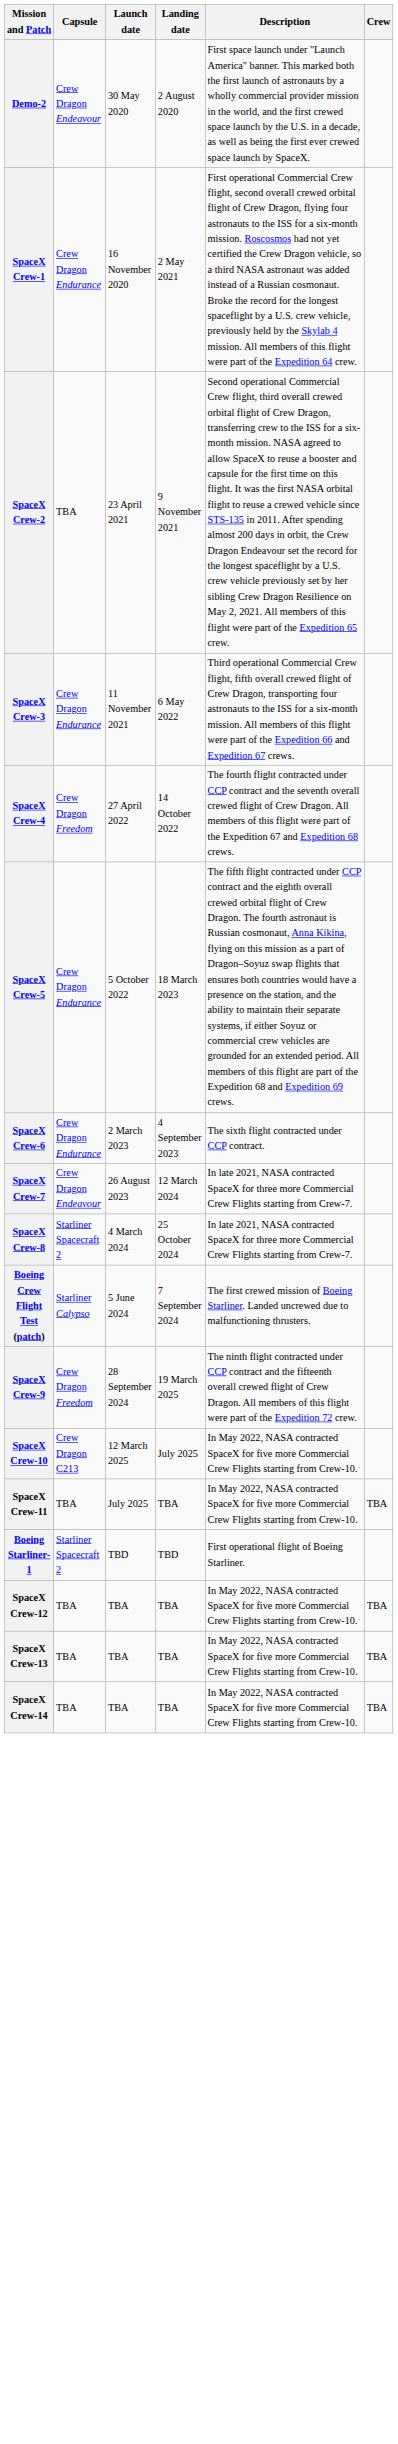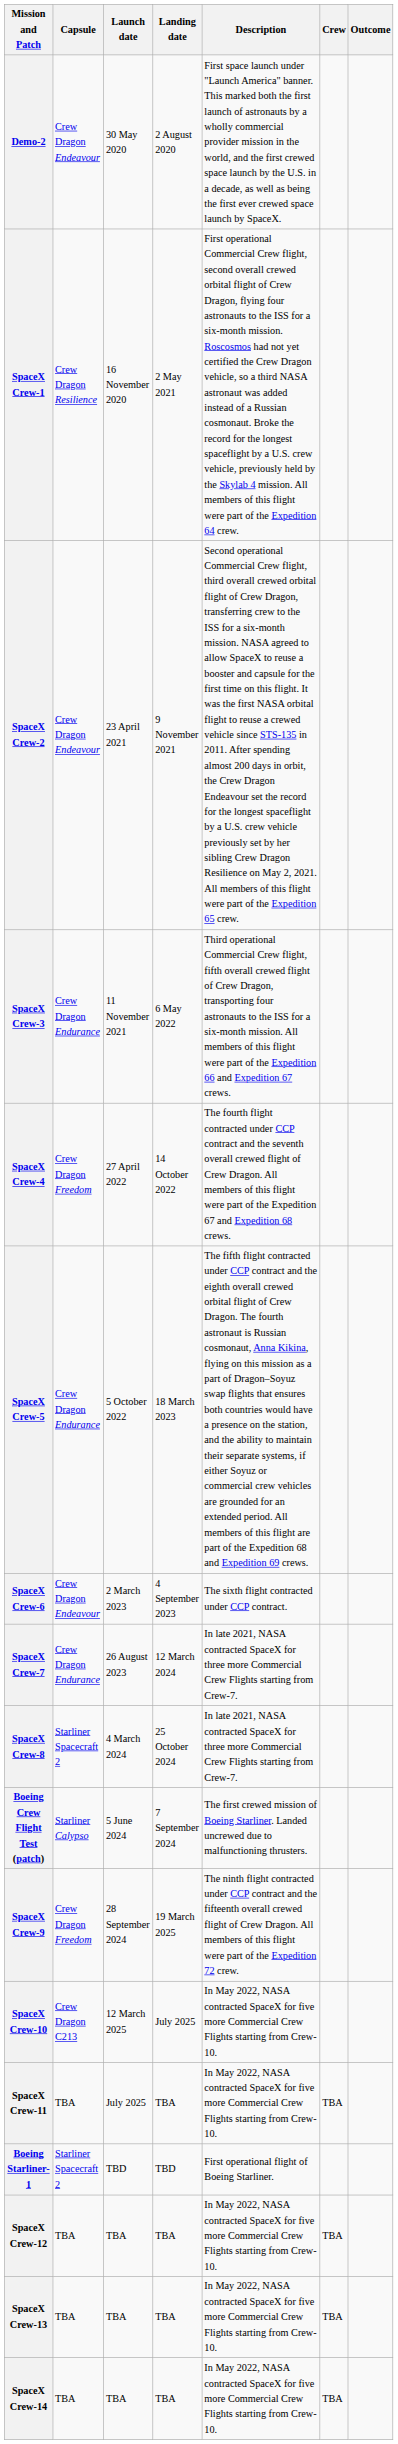+ column: (371, 29)
(79, 269) Crew Dragon Endurance -> (76, 384) Crew Dragon Resilience
(66, 512) TBA -> (77, 735) Crew Dragon Endeavour
(79, 1138) Crew Dragon Endurance -> (77, 1598) Crew Dragon Endeavour
(79, 1188) Crew Dragon Endeavour -> (77, 1665) Crew Dragon Endurance
